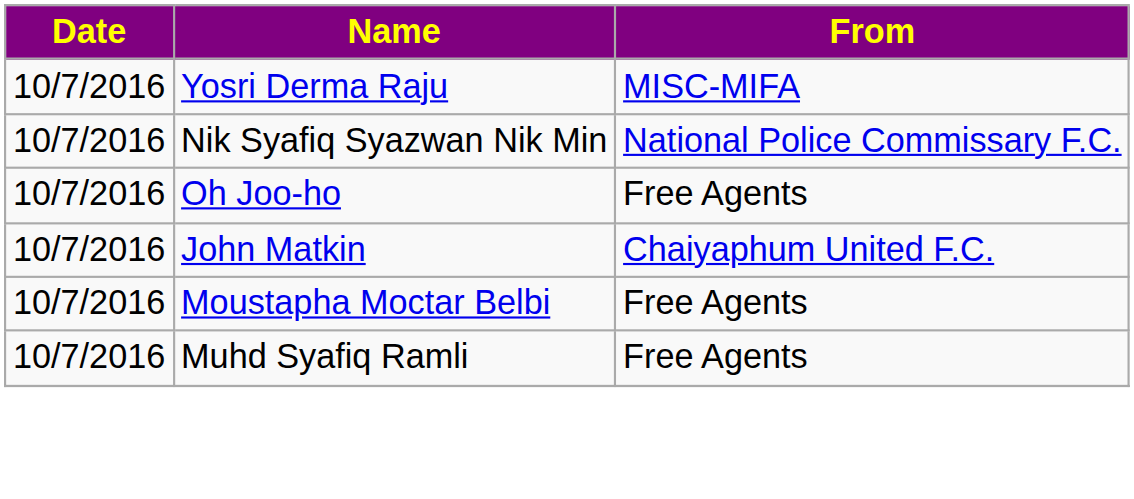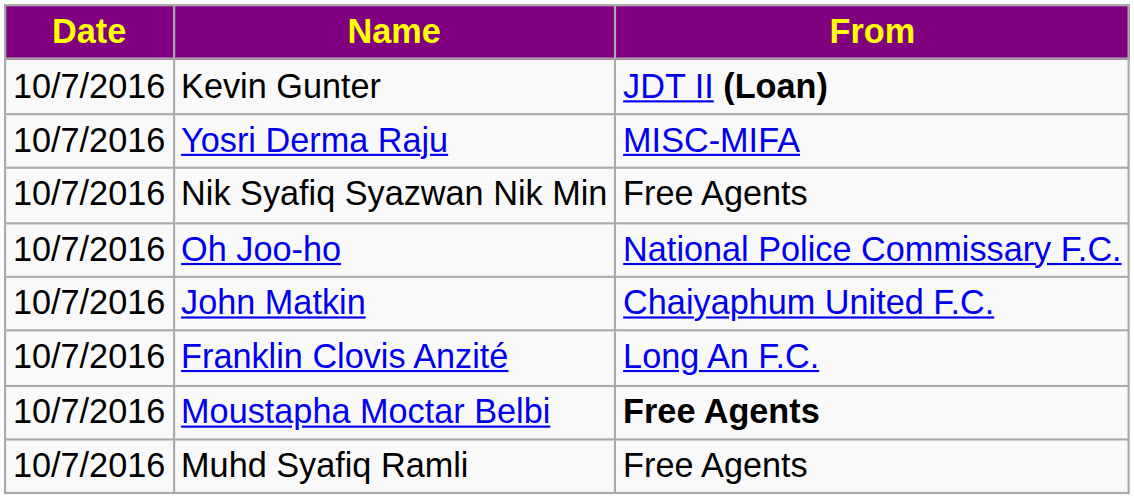+ row: (281, 85)
(872, 140) National Police Commissary F.C. -> (715, 194) Free Agents
(715, 194) Free Agents -> (872, 248) National Police Commissary F.C.
+ row: (345, 357)
(715, 303) normal -> (721, 411) bold
